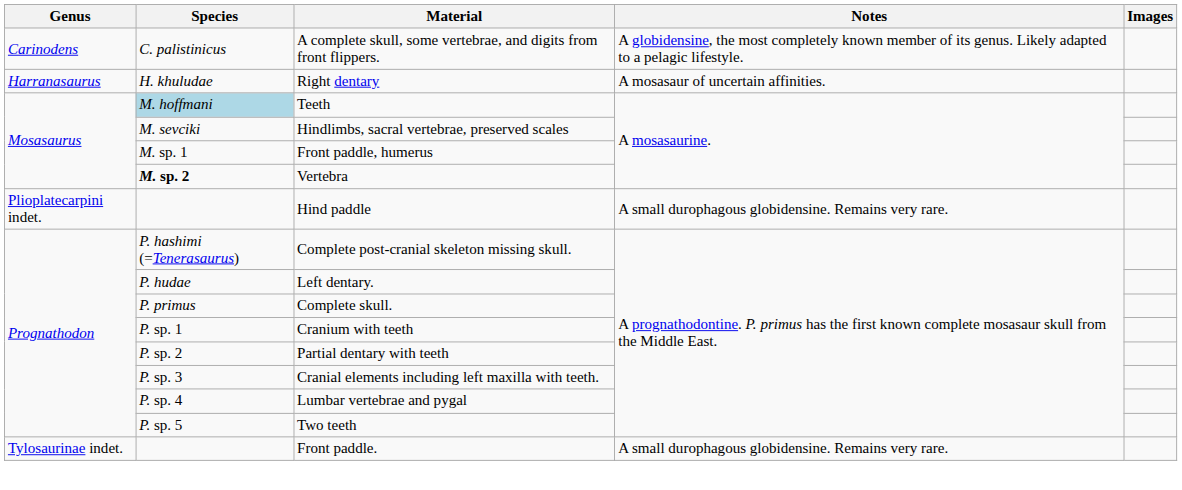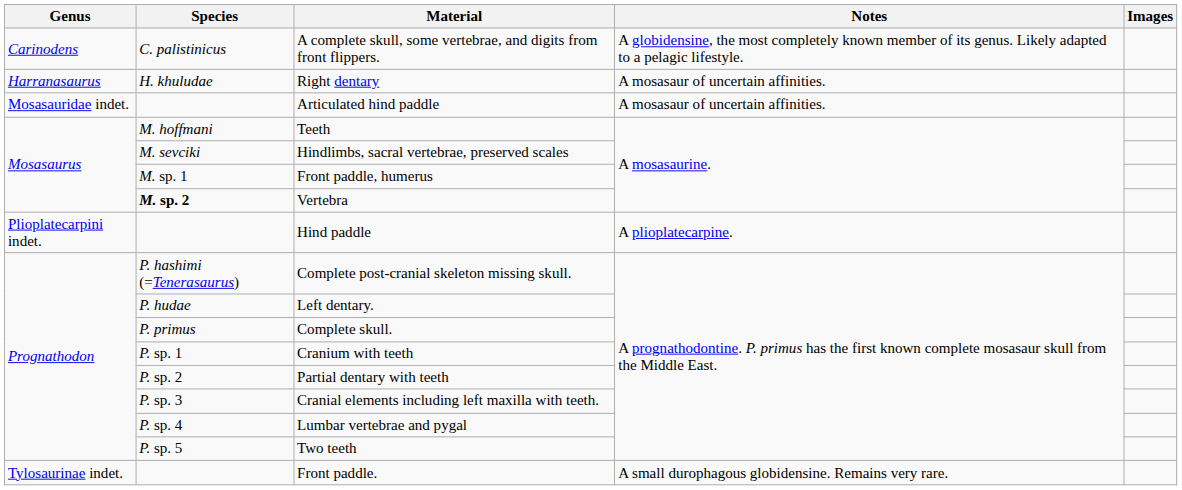+ row: (368, 104)
(176, 104) lightblue background -> (176, 128) no background
(783, 208) A small durophagous globidensine. Remains very rare. -> (675, 232) A plioplatecarpine.
